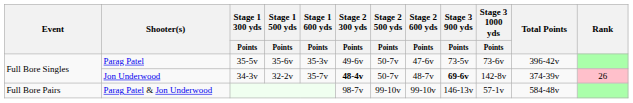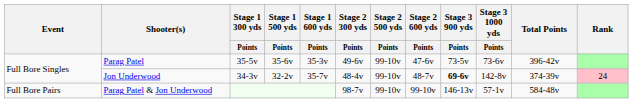(388, 61) 50-7v -> (388, 61) 99-10v
(353, 76) bold -> (353, 76) normal
(388, 76) 50-7v -> (388, 76) 99-10v
(603, 76) 26 -> (603, 76) 24
